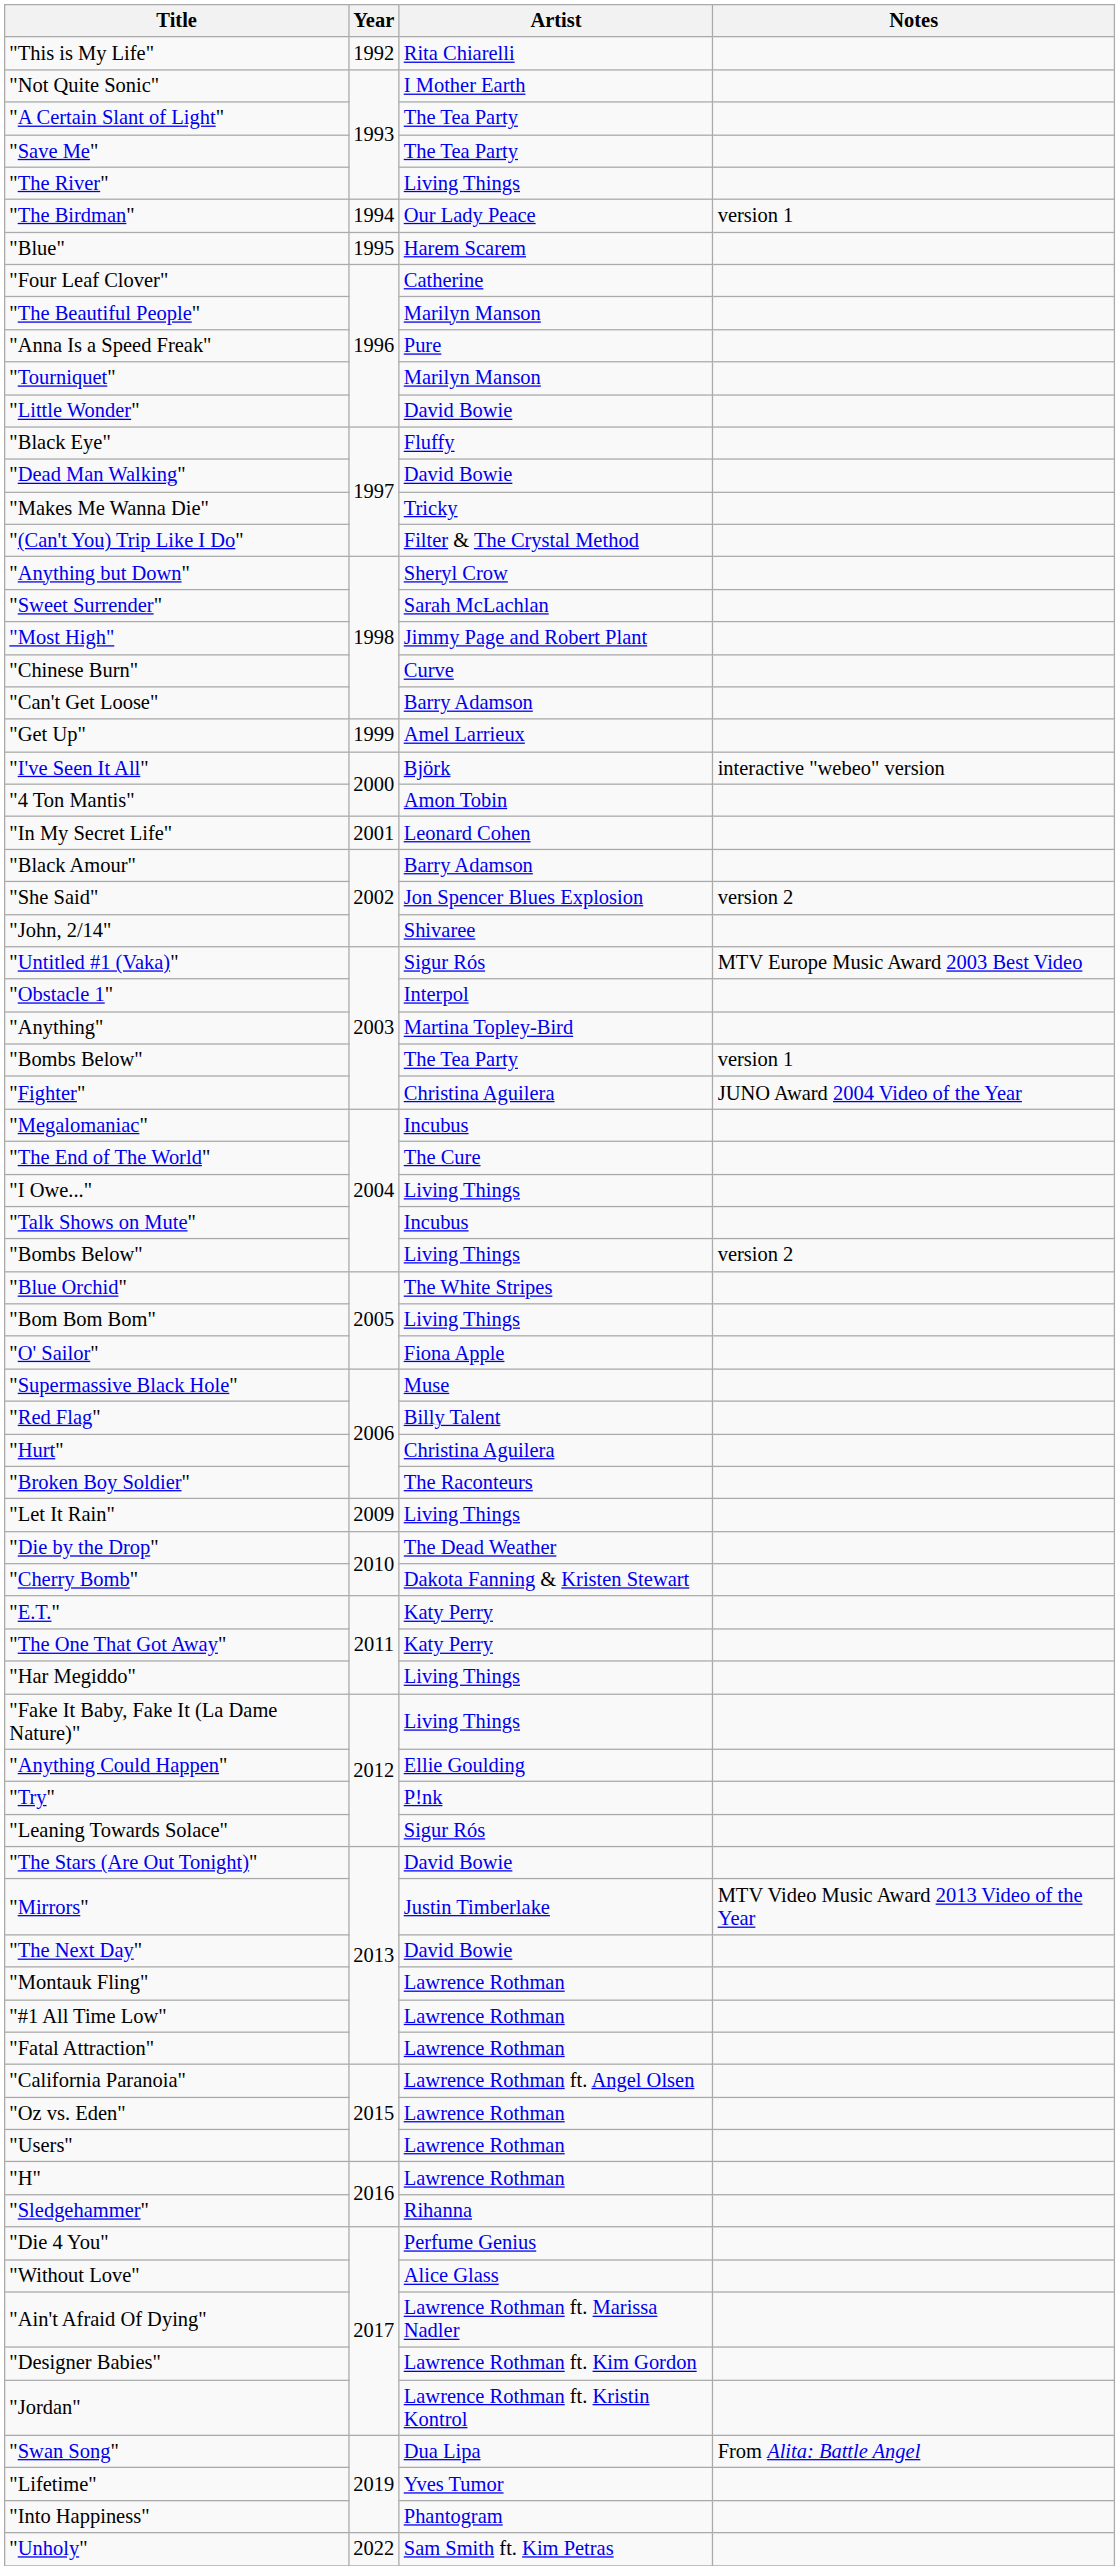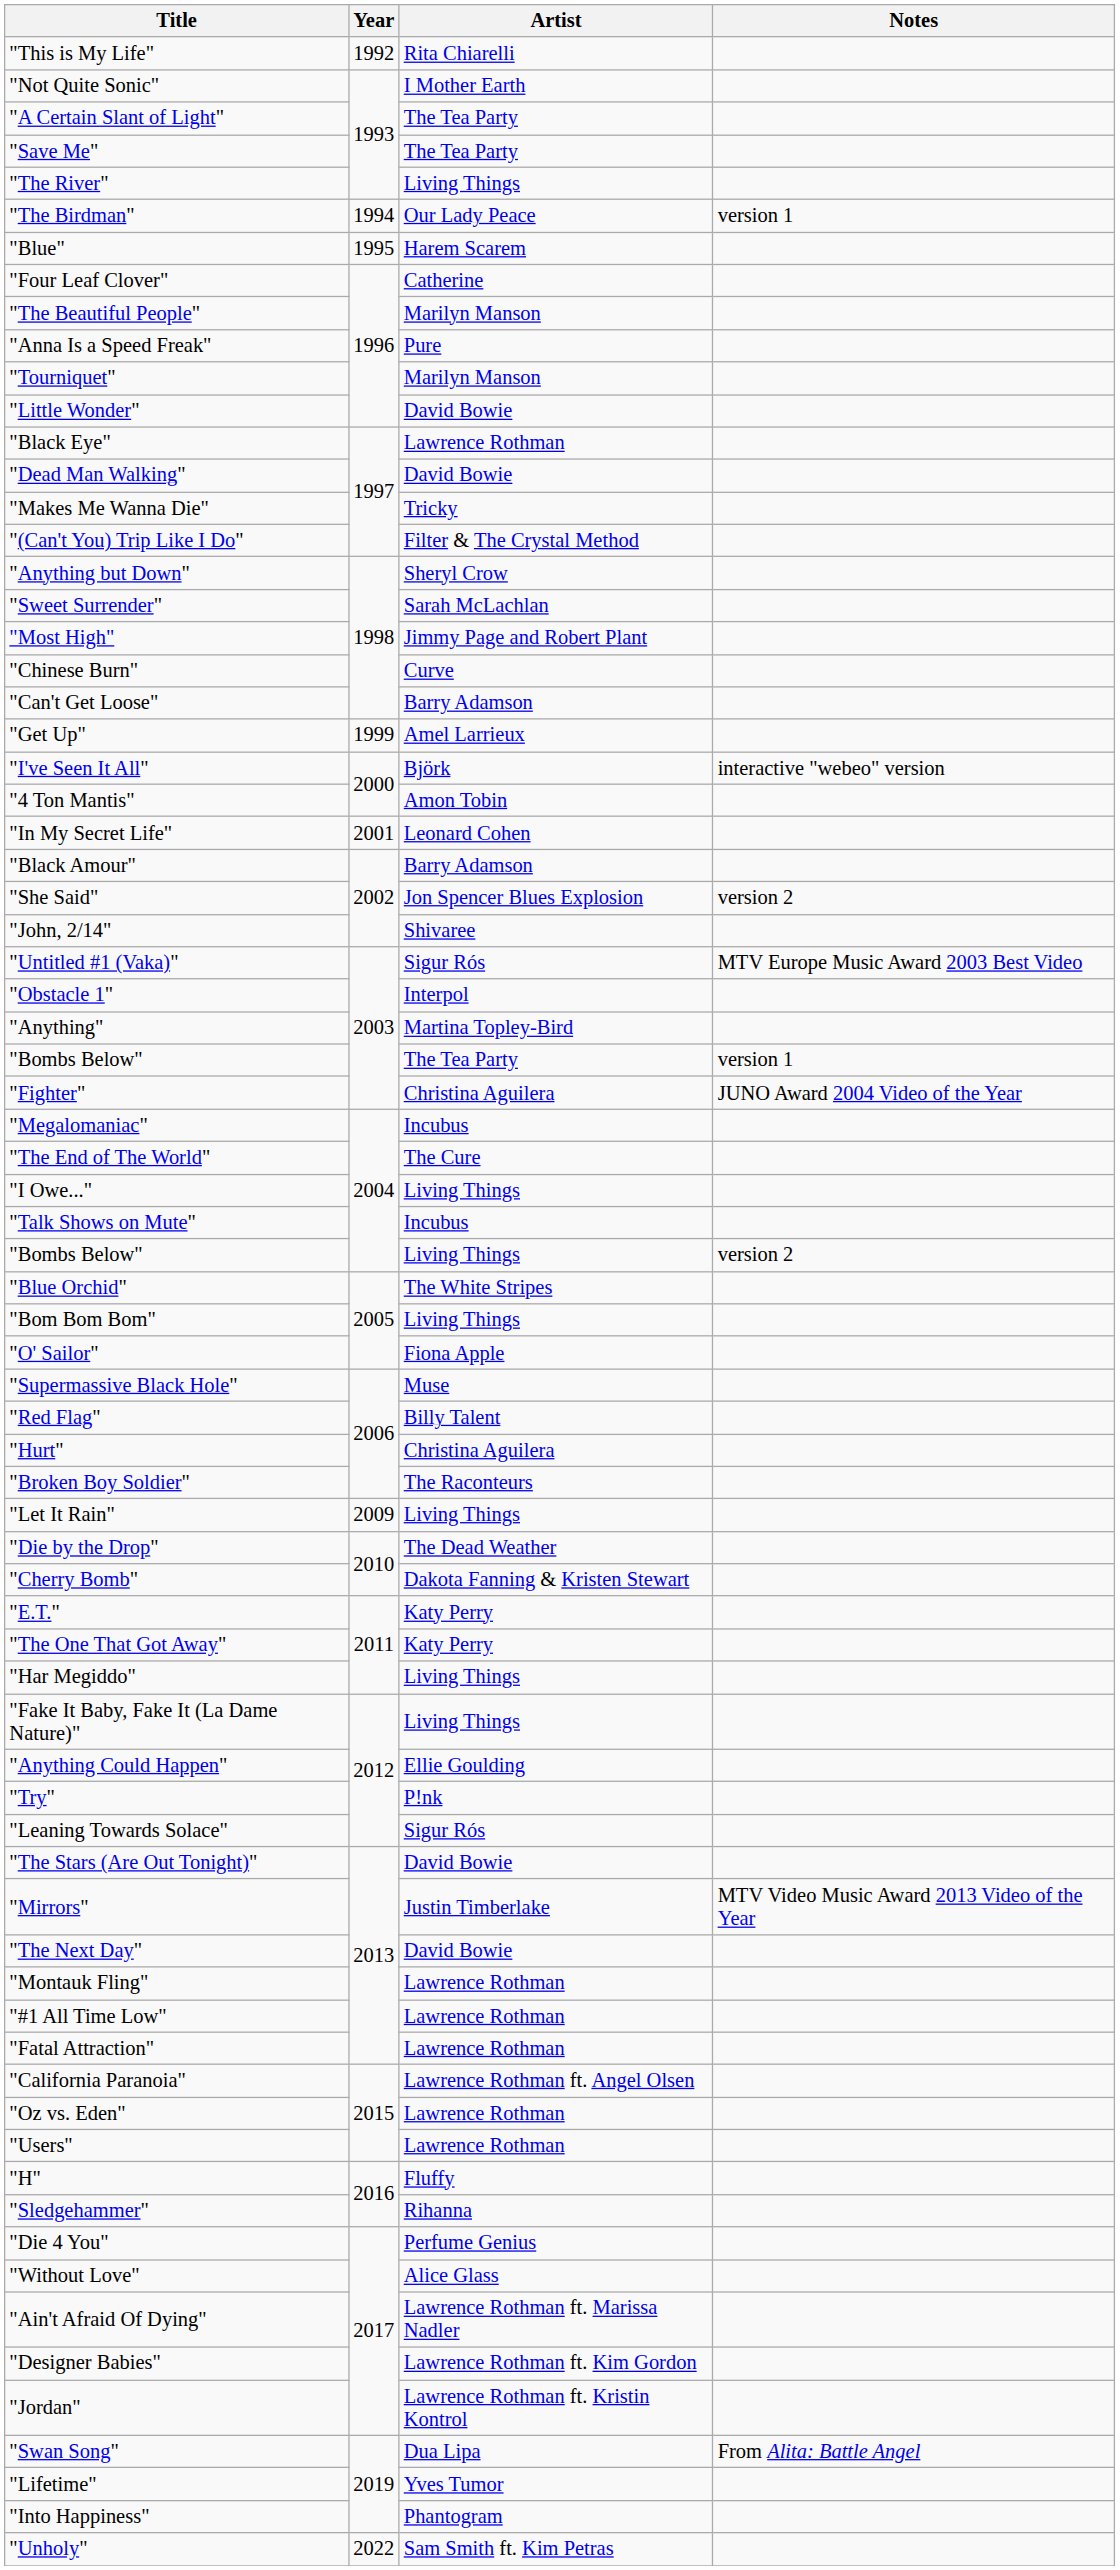(429, 442) Fluffy -> (484, 442) Lawrence Rothman
(484, 2178) Lawrence Rothman -> (429, 2178) Fluffy
